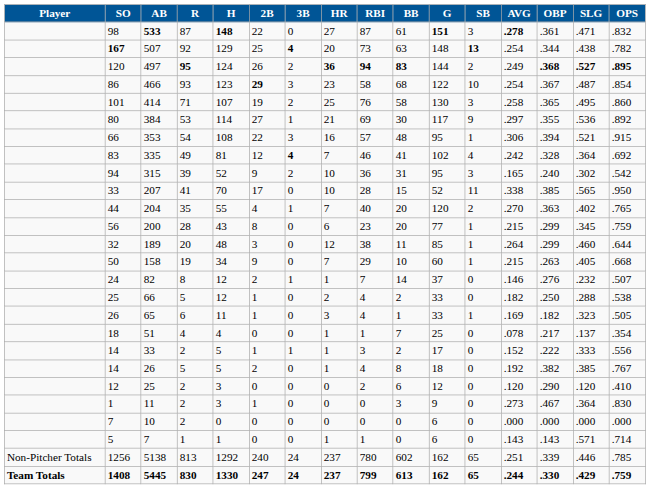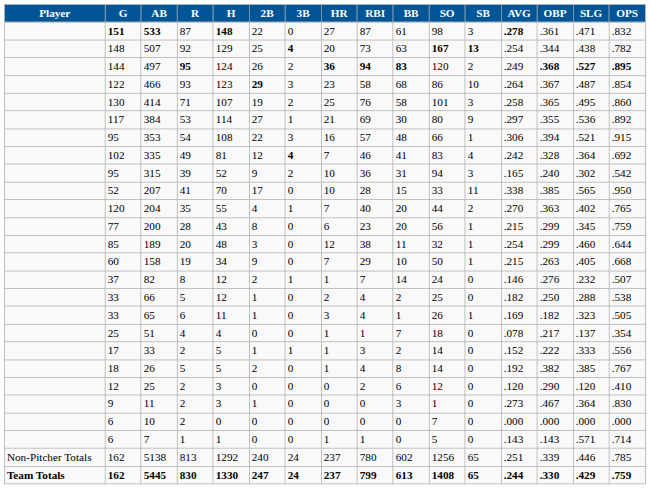columns swapped: (447, 13) <-> (123, 13)
(513, 84) .254 -> (513, 84) .264
(513, 244) .264 -> (513, 244) .254
